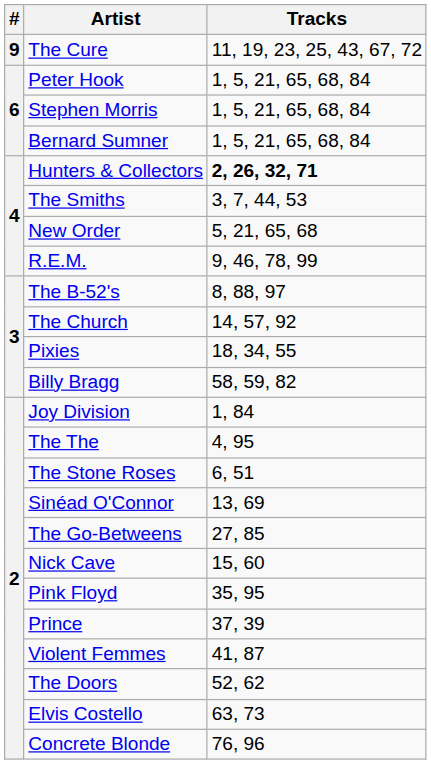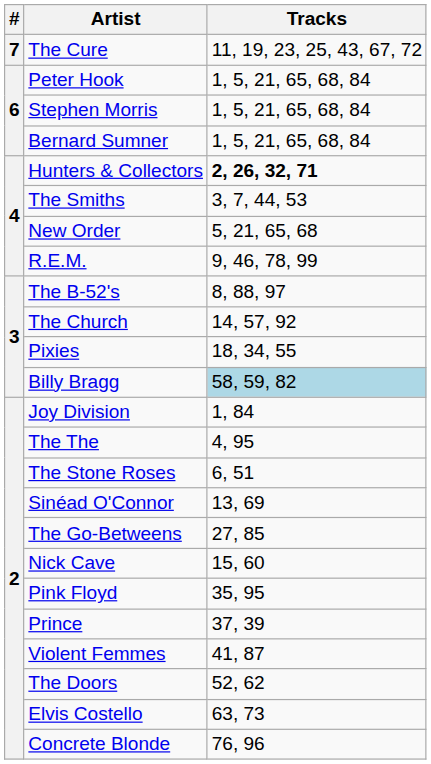(14, 49) 9 -> (14, 49) 7
(254, 381) no background -> (254, 381) lightblue background
